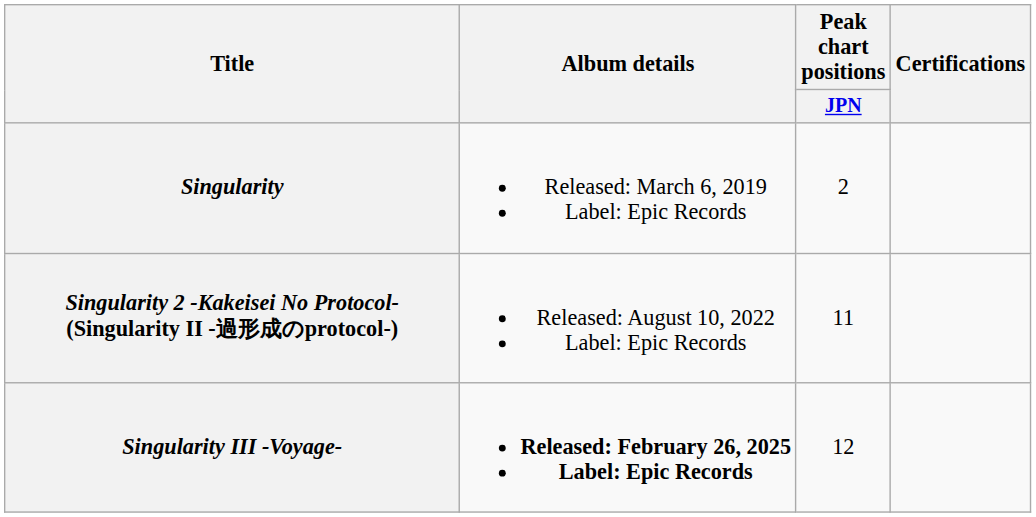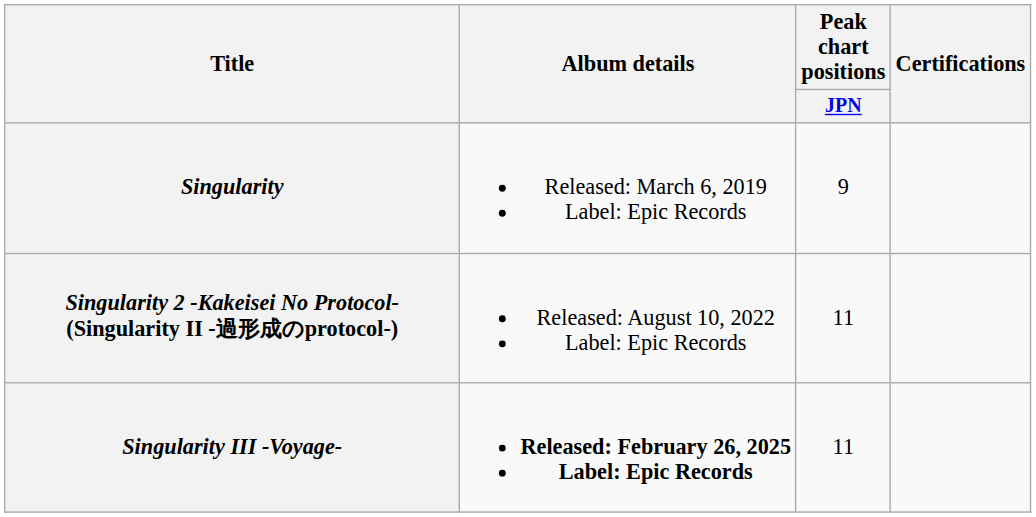(843, 187) 2 -> (843, 187) 9
(843, 447) 12 -> (843, 447) 11
